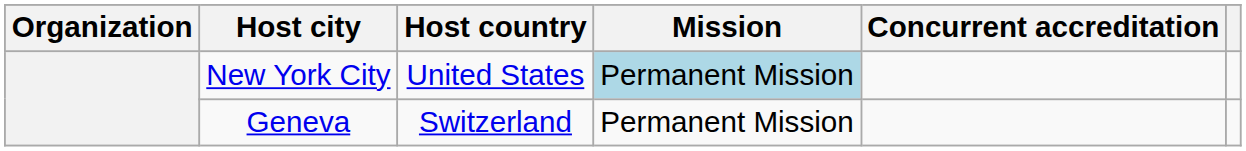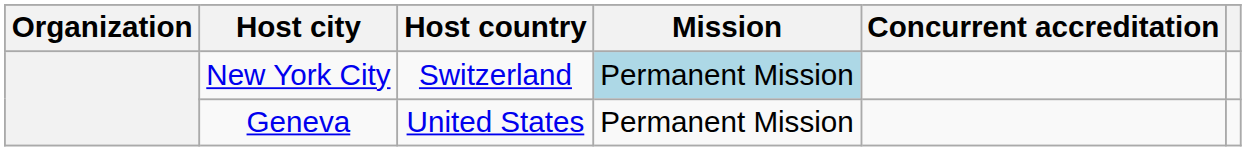(495, 74) United States -> (495, 74) Switzerland
(495, 121) Switzerland -> (495, 121) United States
